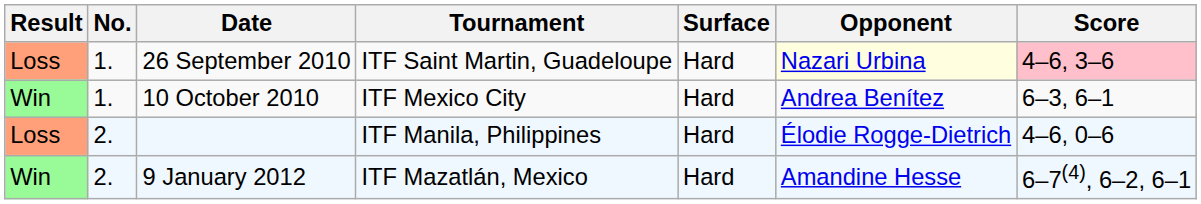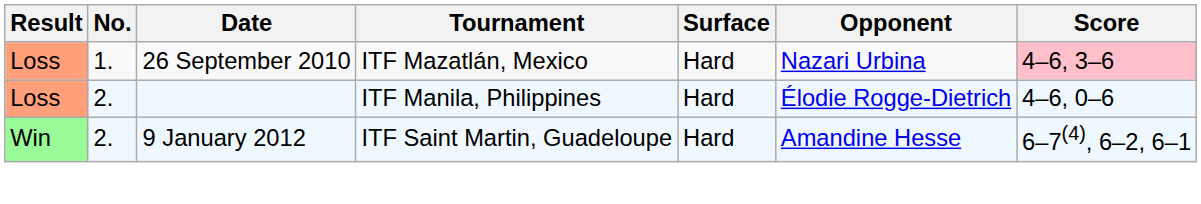(517, 60) ITF Saint Martin, Guadeloupe -> (475, 60) ITF Mazatlán, Mexico
(853, 60) lightyellow background -> (853, 60) no background
- row: (231, 98)
(475, 176) ITF Mazatlán, Mexico -> (517, 139) ITF Saint Martin, Guadeloupe
